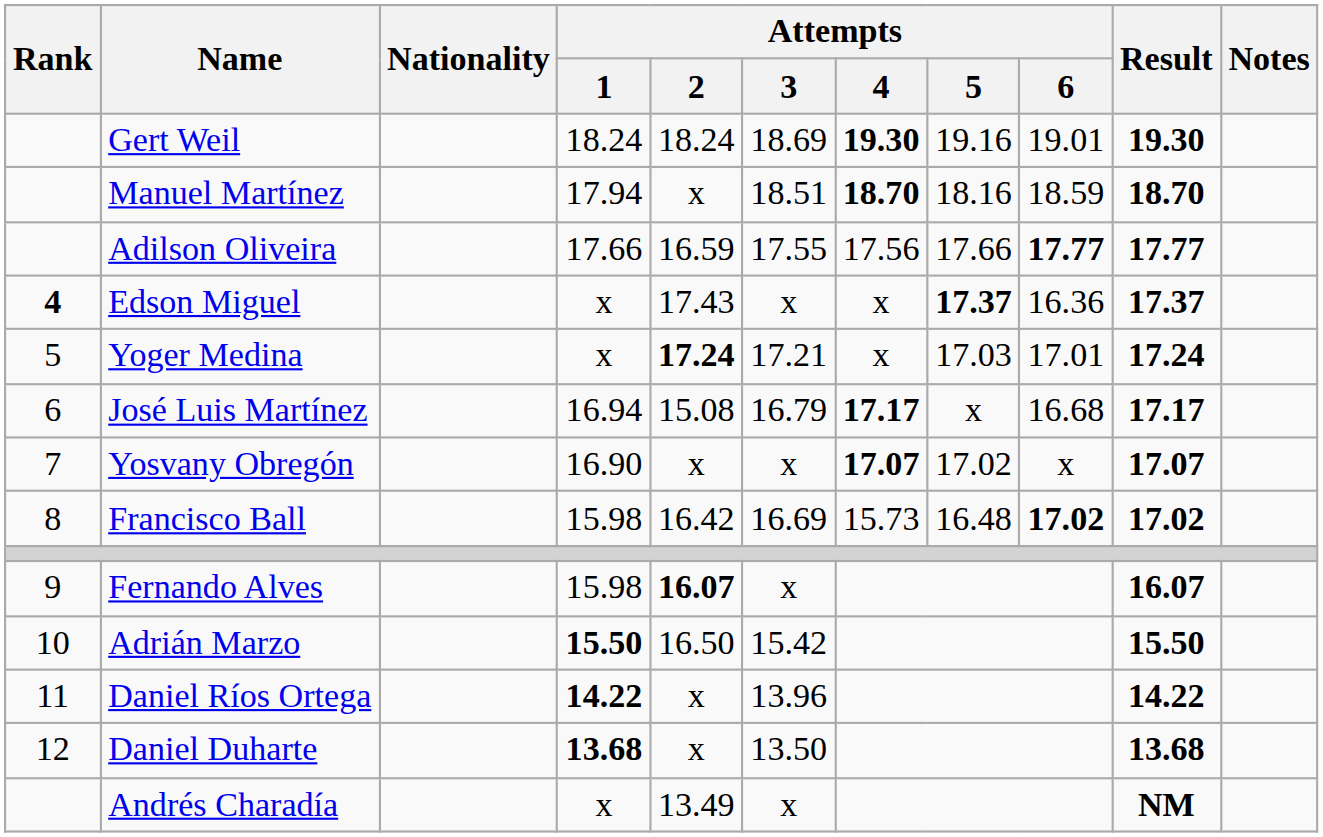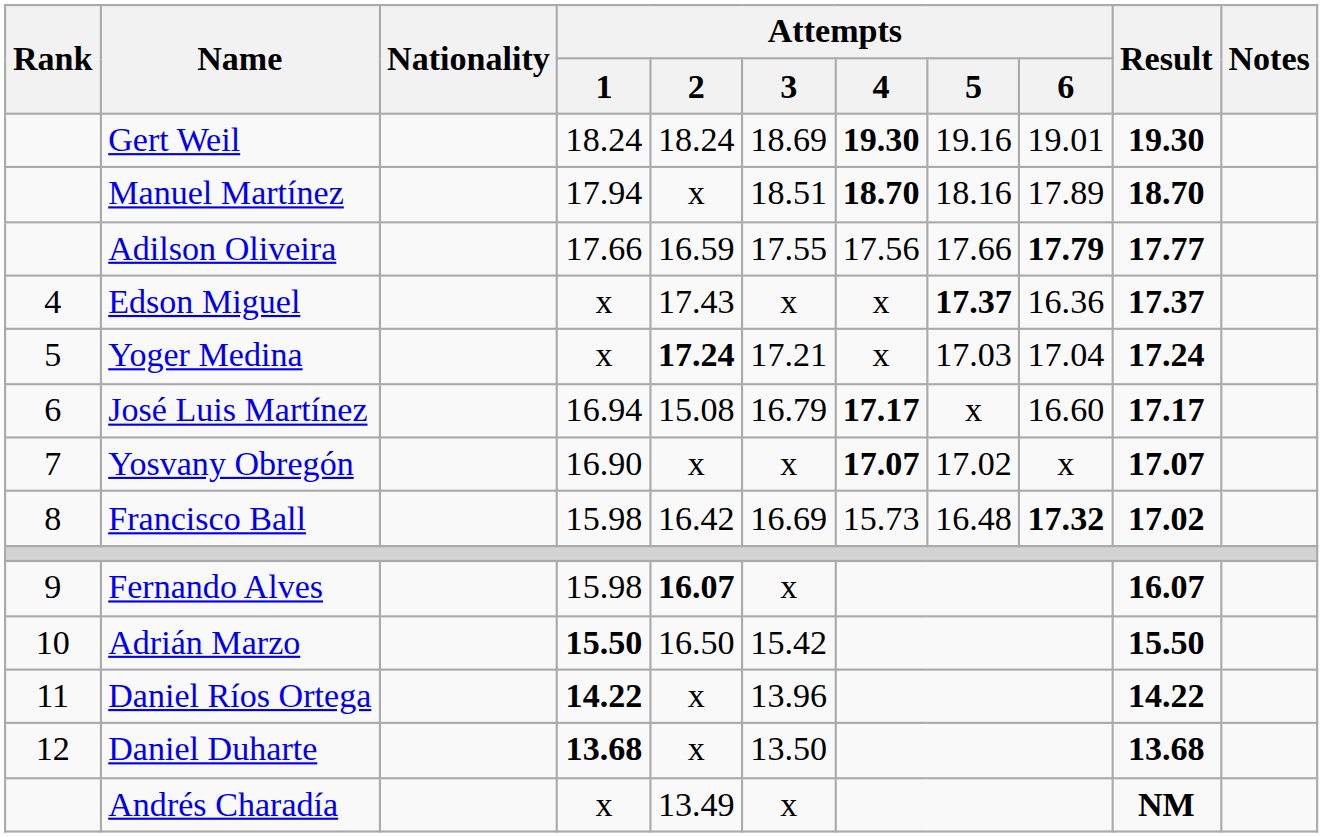(1066, 193) 18.59 -> (1066, 193) 17.89
(1066, 247) 17.77 -> (1066, 247) 17.79
(53, 301) bold -> (53, 301) normal
(1066, 355) 17.01 -> (1066, 355) 17.04
(1066, 409) 16.68 -> (1066, 409) 16.60
(1066, 517) 17.02 -> (1066, 517) 17.32
